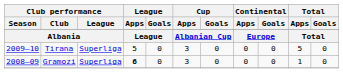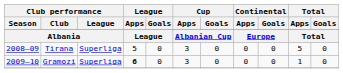(23, 49) 2009–10 -> (23, 49) 2008–09
(23, 62) 2008–09 -> (23, 62) 2009–10
